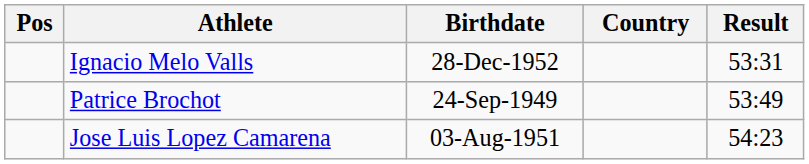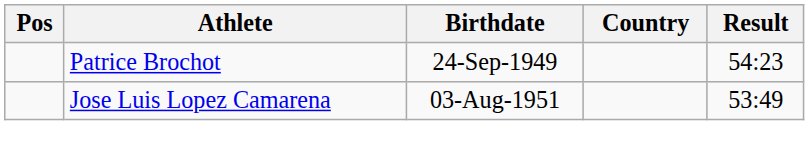- row: (162, 61)
(756, 100) 53:49 -> (756, 61) 54:23
(756, 138) 54:23 -> (756, 100) 53:49
